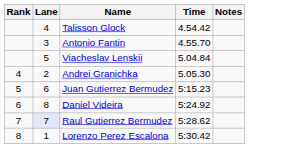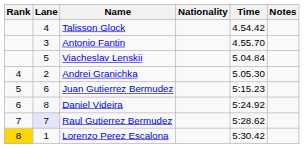+ column: (203, 12)
(18, 136) no background -> (18, 136) gold background
